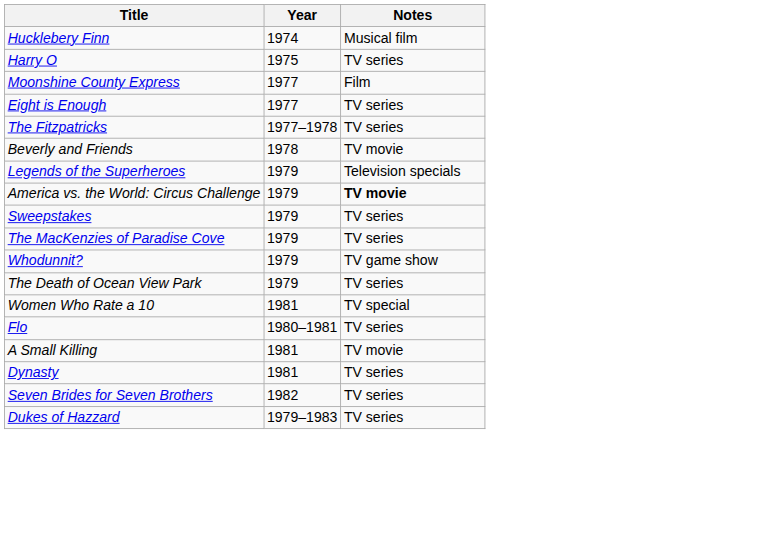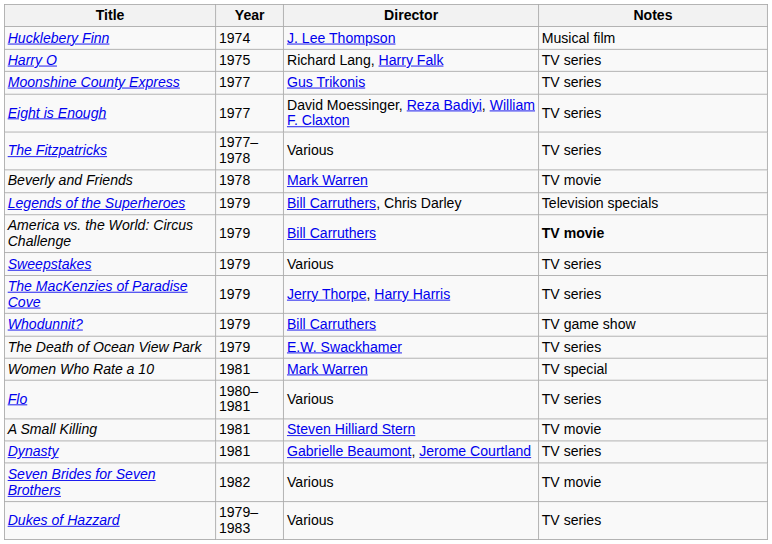+ column: (411, 15)
(357, 82) Film -> (571, 82) TV series
(374, 395) TV series -> (571, 482) TV movie
